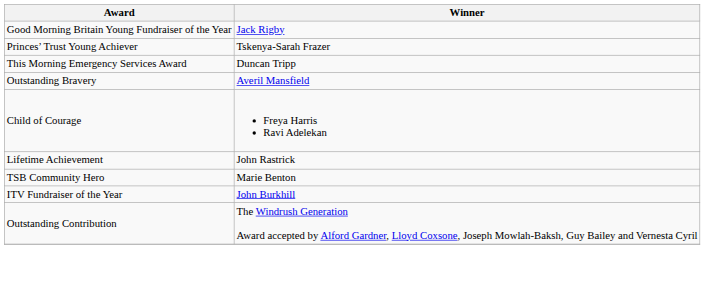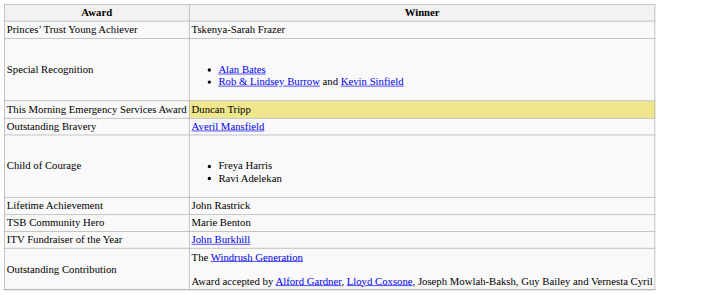- row: (119, 30)
+ row: (50, 69)
(266, 64) no background -> (221, 109) khaki background
